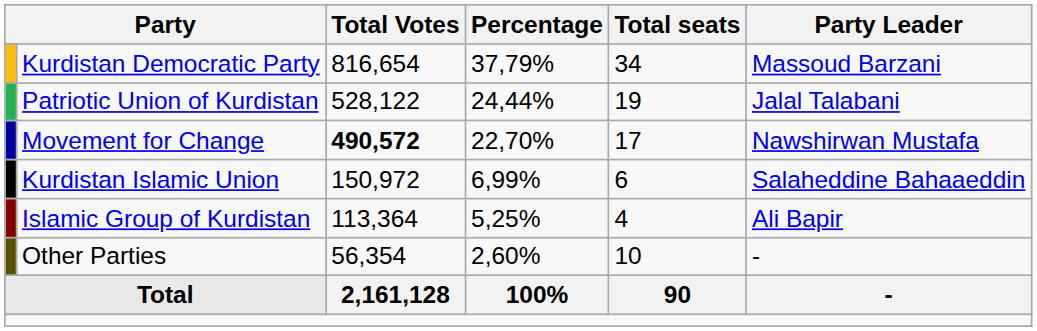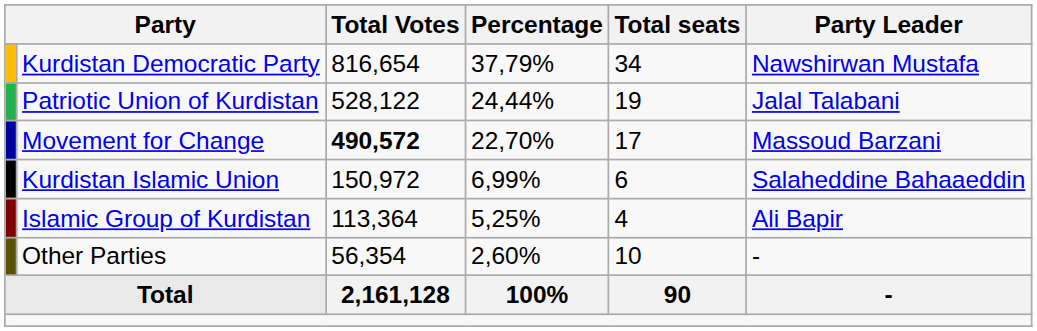(846, 63) Massoud Barzani -> (865, 63) Nawshirwan Mustafa
(865, 141) Nawshirwan Mustafa -> (846, 141) Massoud Barzani
